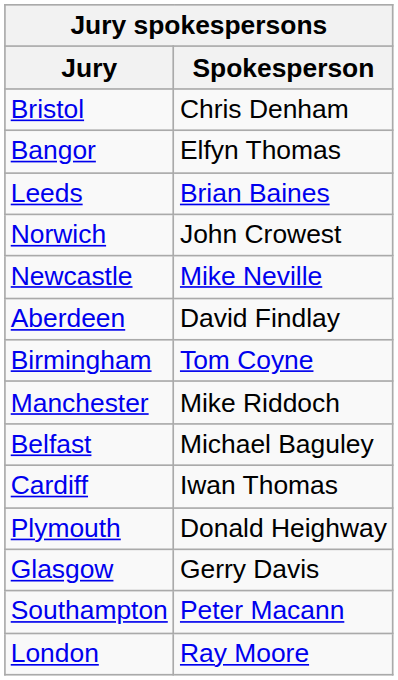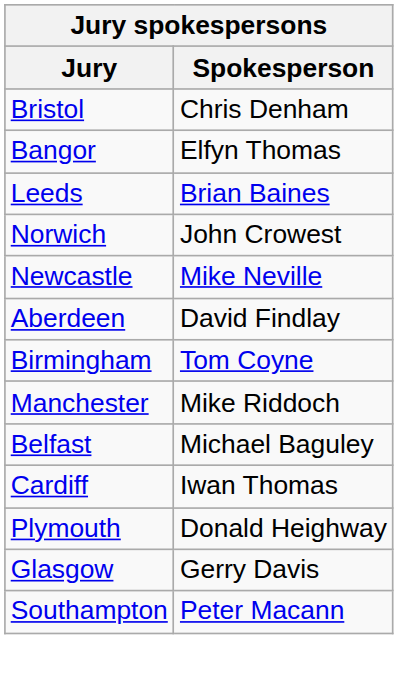- row: (55, 653)
